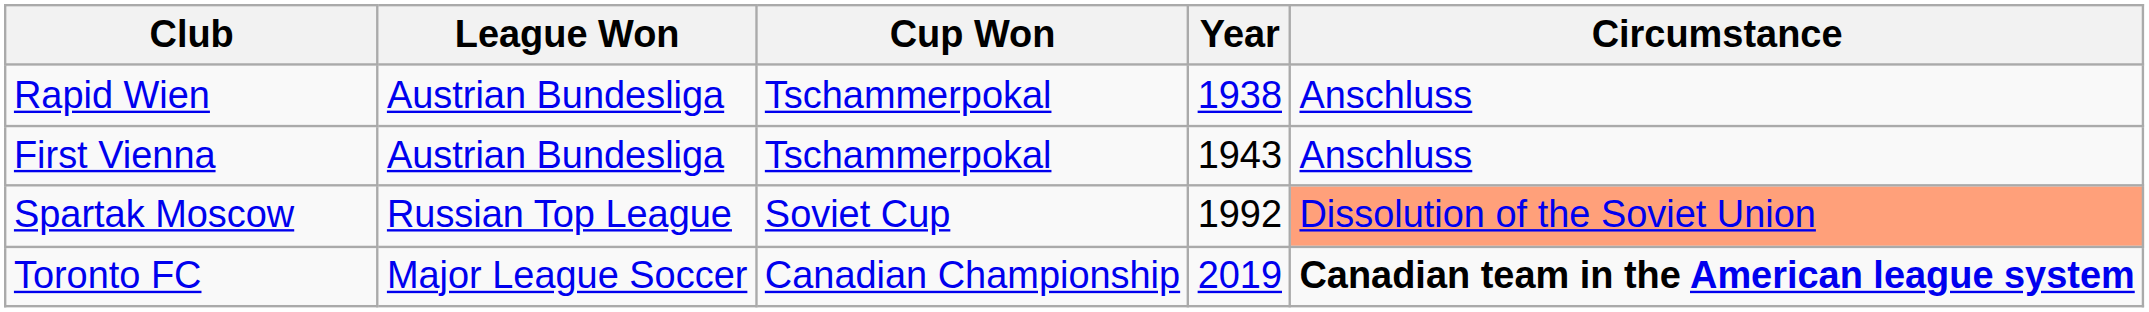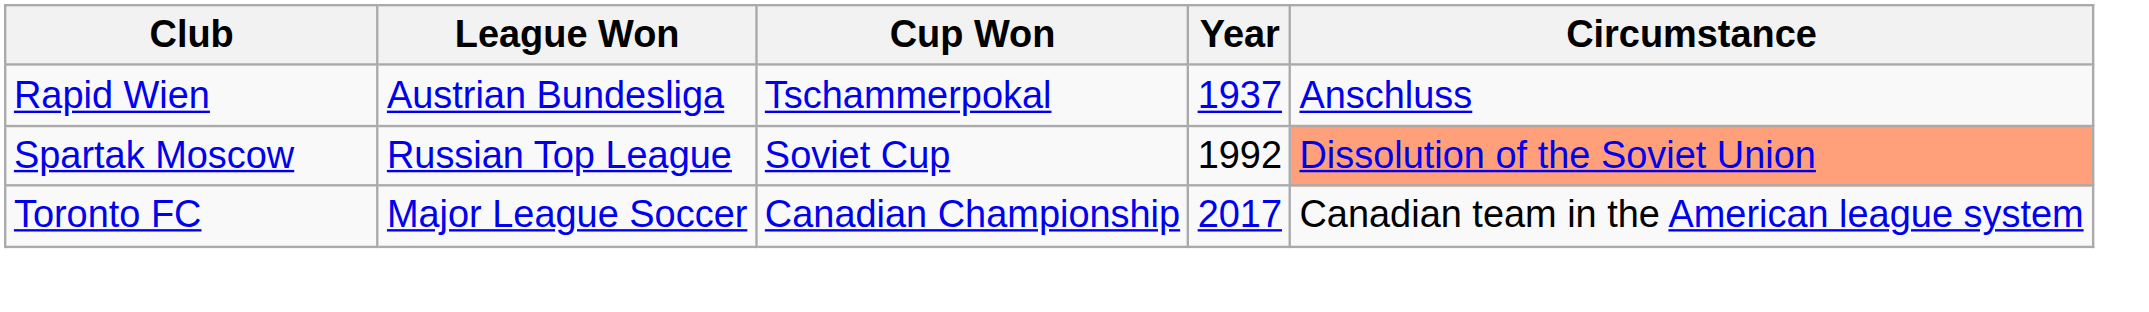(1240, 94) 1938 -> (1240, 94) 1937
- row: (115, 154)
(1240, 275) 2019 -> (1240, 214) 2017
(1717, 275) bold -> (1692, 214) normal
